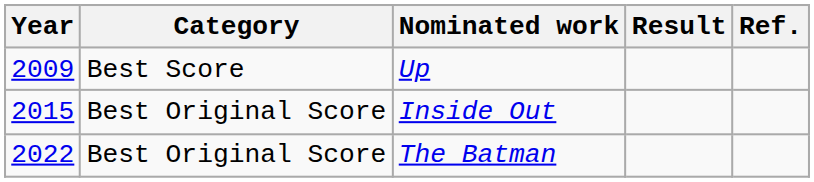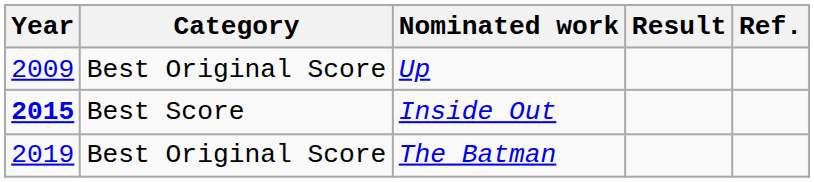(166, 69) Best Score -> (237, 69) Best Original Score
(43, 112) normal -> (43, 112) bold
(237, 112) Best Original Score -> (166, 112) Best Score
(43, 155) 2022 -> (43, 155) 2019
